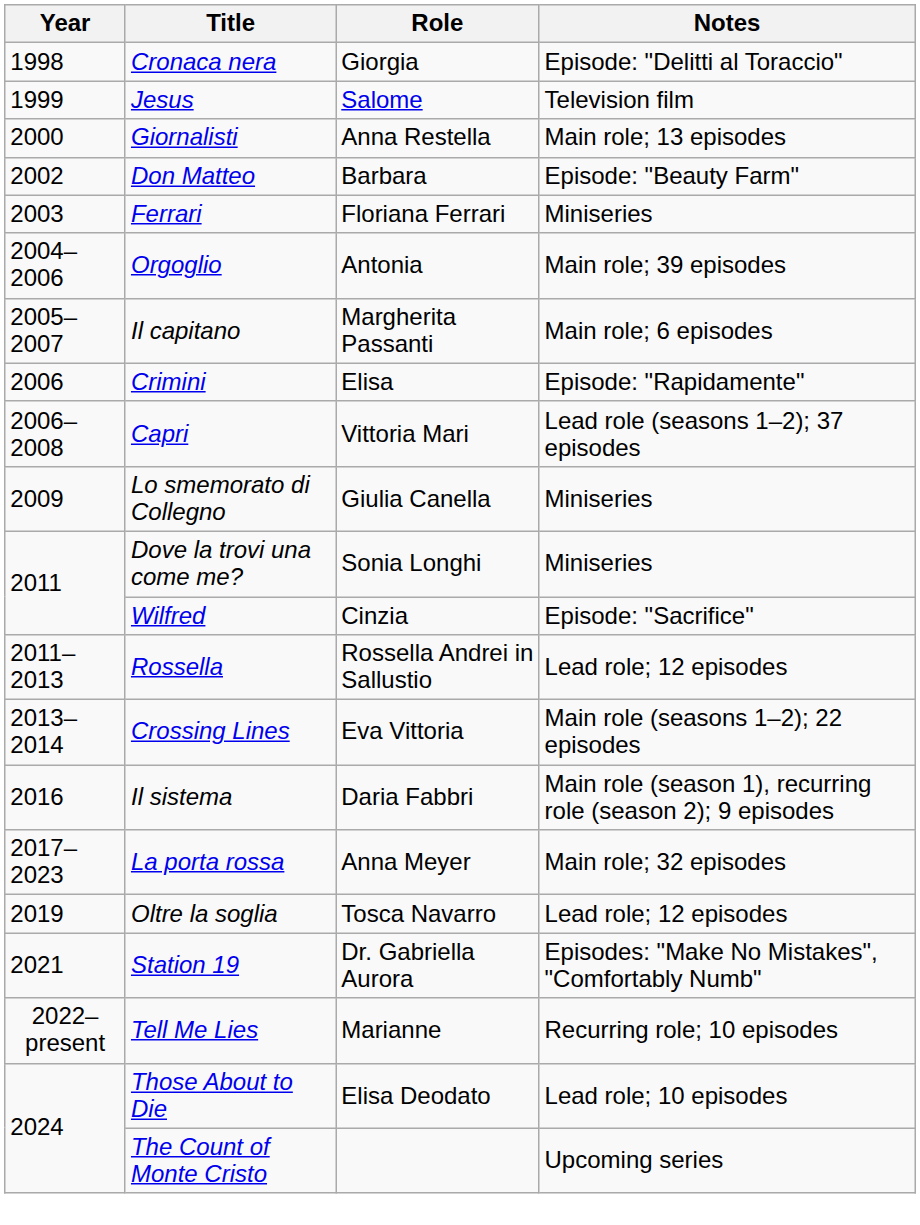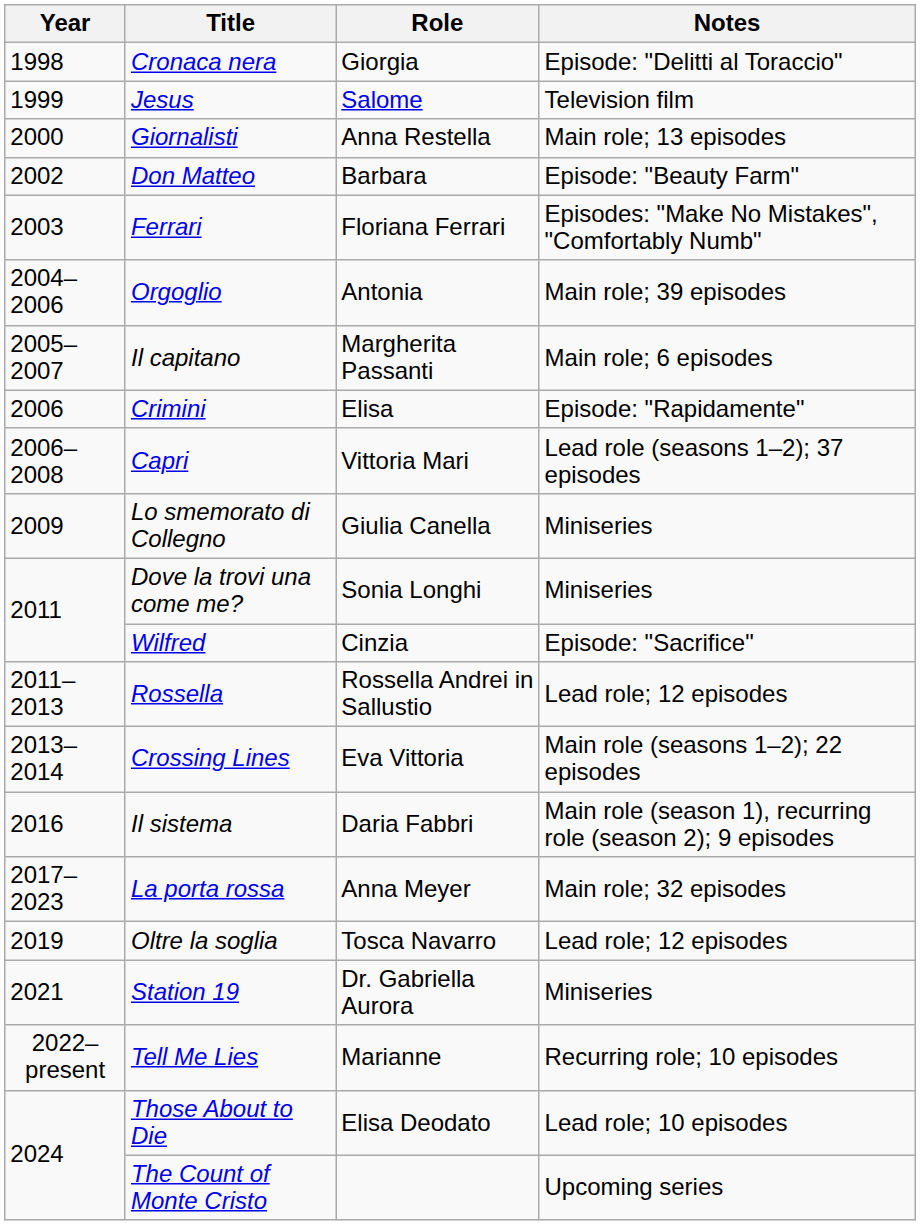(599, 213) Miniseries -> (711, 227) Episodes: "Make No Mistakes", "Comfortably Numb"
(711, 965) Episodes: "Make No Mistakes", "Comfortably Numb" -> (599, 992) Miniseries
